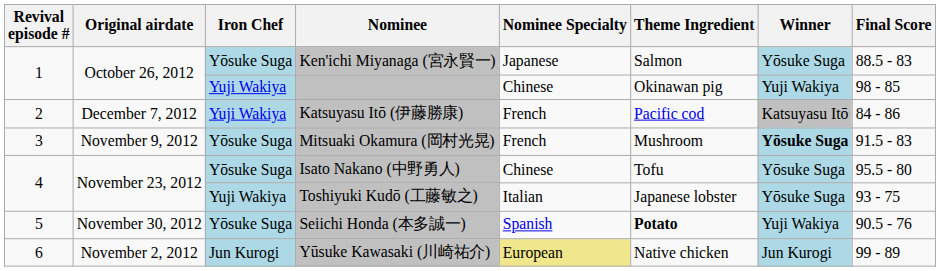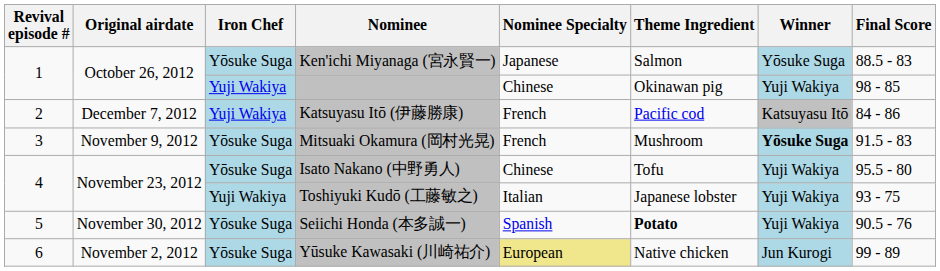(803, 169) Yōsuke Suga -> (800, 169) Yuji Wakiya
(803, 197) Yōsuke Suga -> (800, 197) Yuji Wakiya
(244, 252) Jun Kurogi -> (251, 252) Yōsuke Suga
